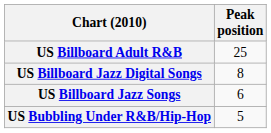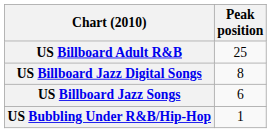(240, 116) 5 -> (240, 116) 1
